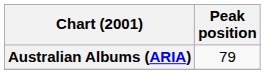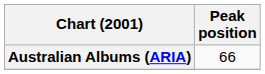(227, 57) 79 -> (227, 57) 66
